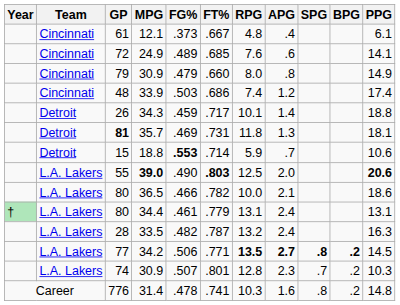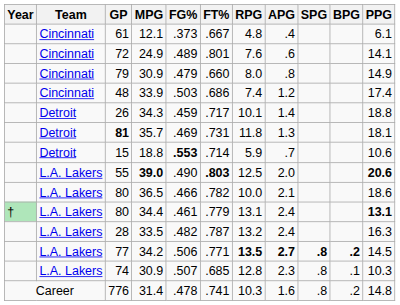(217, 54) .685 -> (217, 54) .801
(380, 212) normal -> (380, 212) bold
(217, 271) .801 -> (217, 271) .685
(322, 271) .7 -> (322, 271) .8
(355, 271) .2 -> (355, 271) .1
